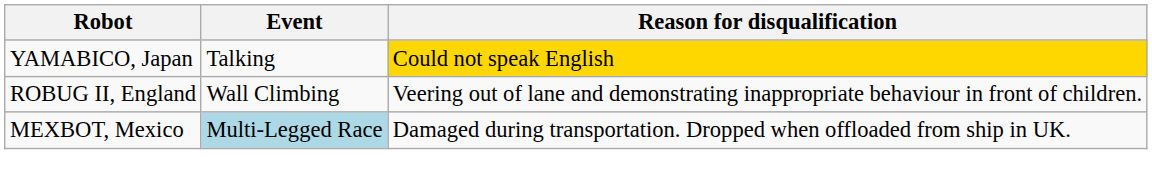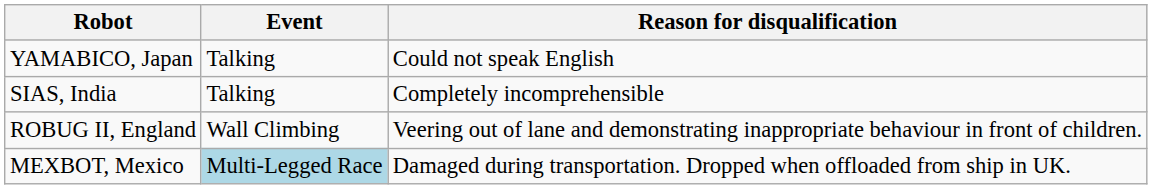(503, 58) gold background -> (503, 58) no background
+ row: (63, 93)
